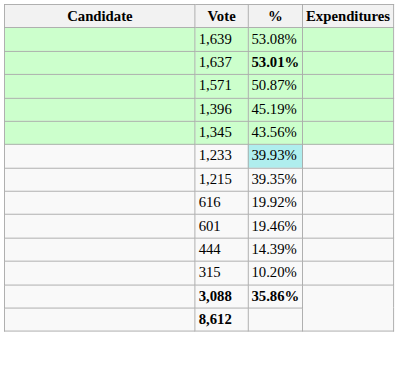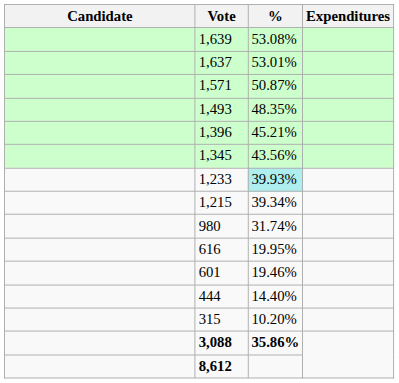(275, 62) bold -> (274, 62) normal
+ row: (215, 109)
(274, 109) 45.19% -> (274, 132) 45.21%
(274, 179) 39.35% -> (274, 202) 39.34%
+ row: (210, 226)
(274, 202) 19.92% -> (274, 249) 19.95%
(274, 249) 14.39% -> (274, 296) 14.40%
